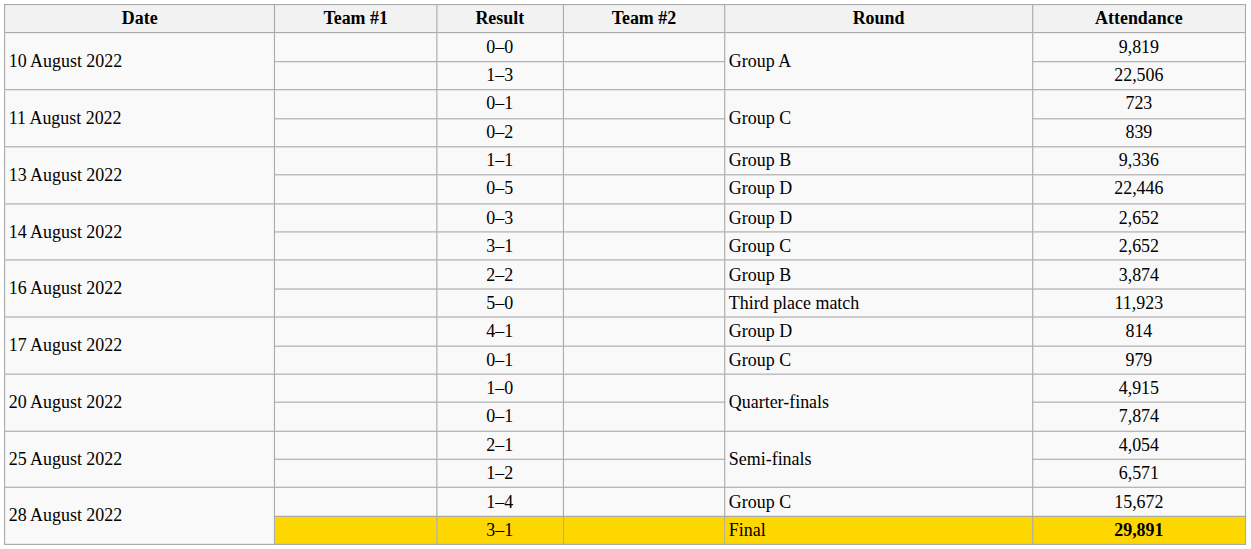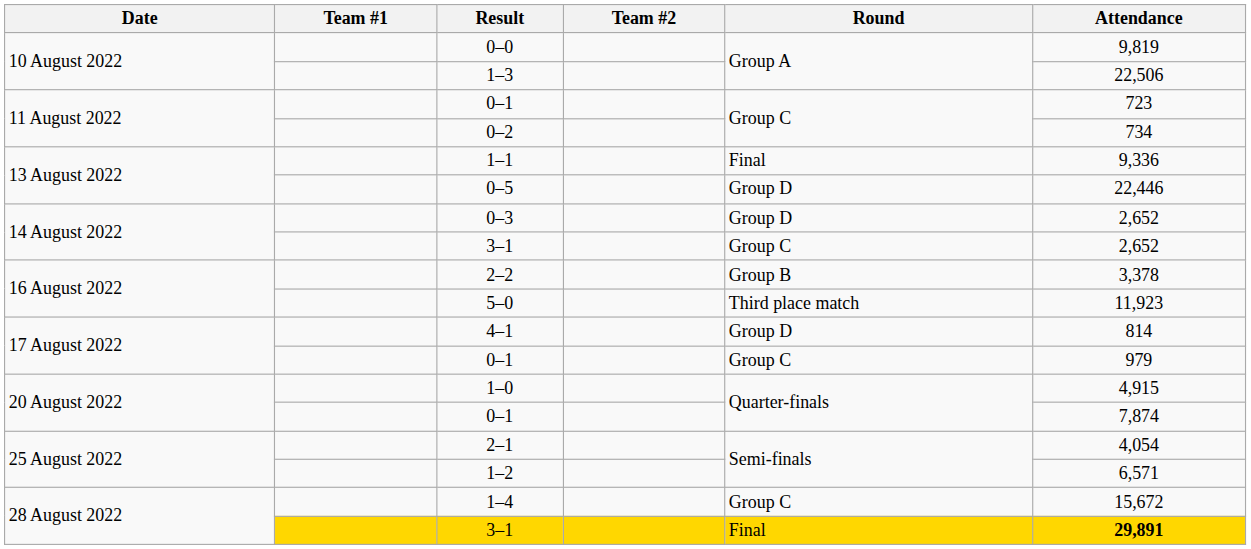(1139, 132) 839 -> (1139, 132) 734
(760, 160) Group B -> (747, 160) Final
(1139, 274) 3,874 -> (1139, 274) 3,378
